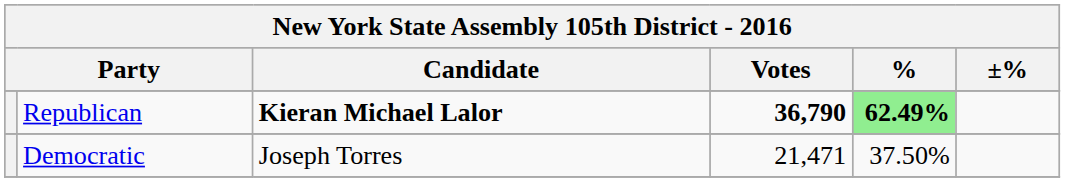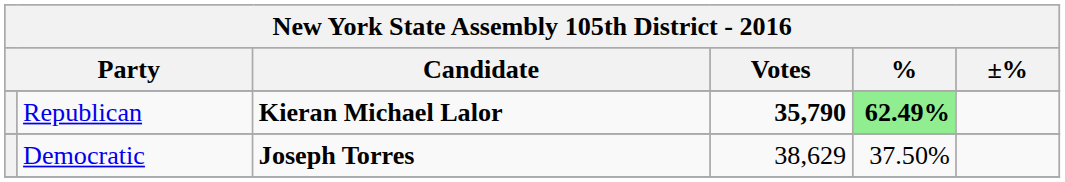(810, 112) 36,790 -> (810, 112) 35,790
(331, 155) normal -> (337, 155) bold
(810, 155) 21,471 -> (810, 155) 38,629
